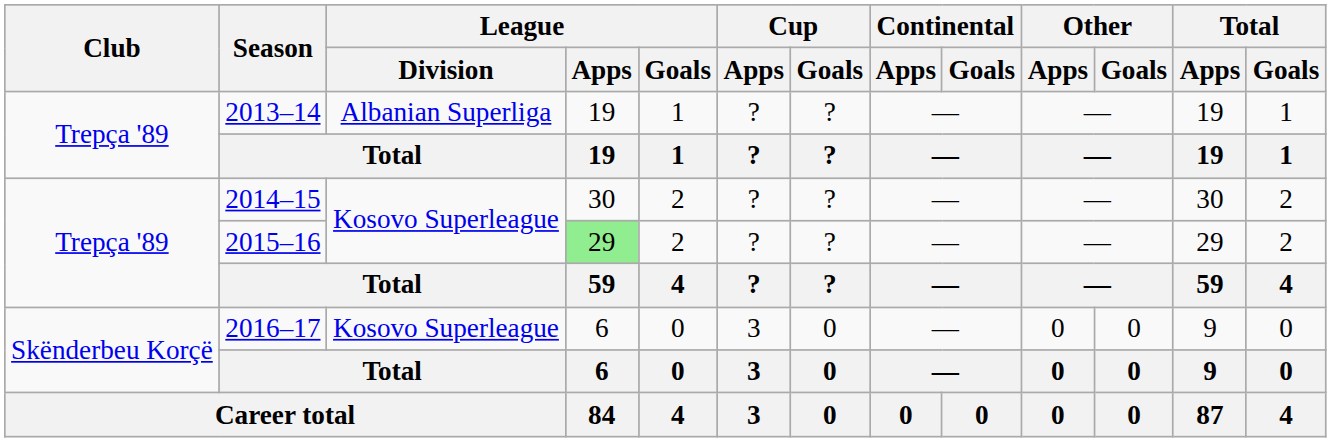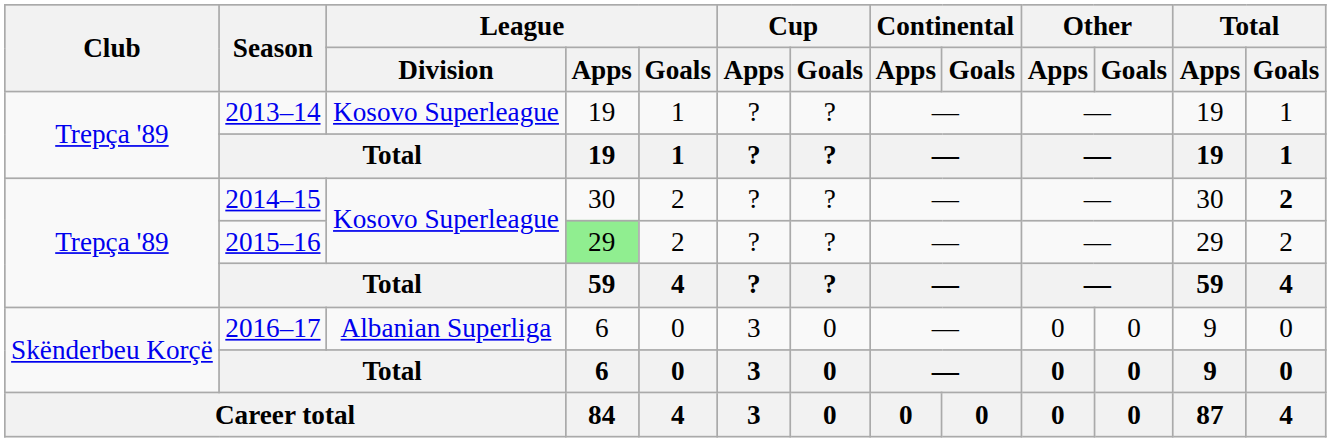(446, 112) Albanian Superliga -> (446, 112) Kosovo Superleague
(1286, 198) normal -> (1286, 198) bold
(446, 328) Kosovo Superleague -> (446, 328) Albanian Superliga
